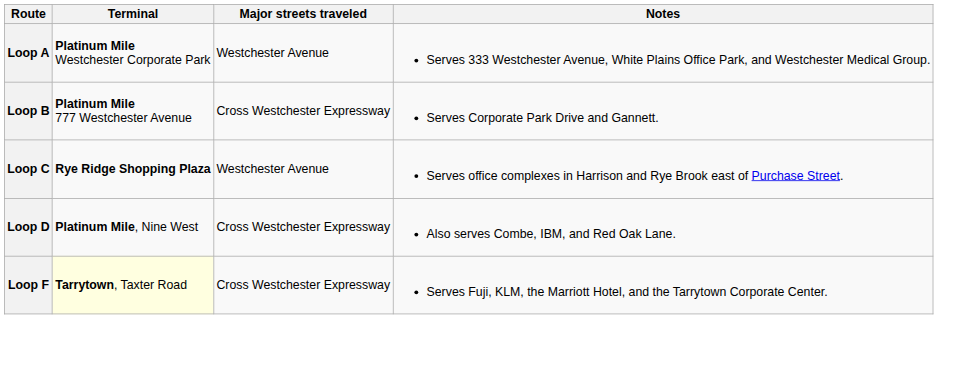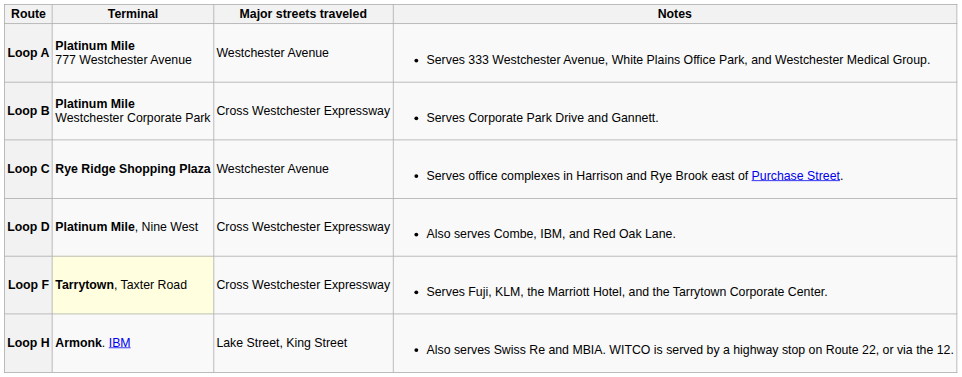(133, 53) Platinum Mile Westchester Corporate Park -> (124, 53) Platinum Mile 777 Westchester Avenue
(124, 111) Platinum Mile 777 Westchester Avenue -> (133, 111) Platinum Mile Westchester Corporate Park
+ row: (28, 343)
